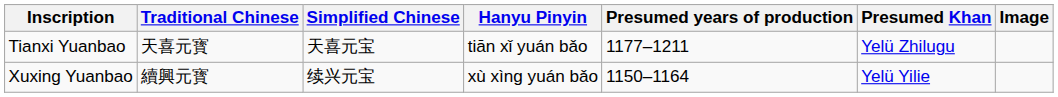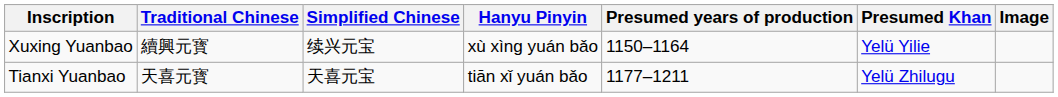rows swapped: (71, 77) <-> (67, 46)
